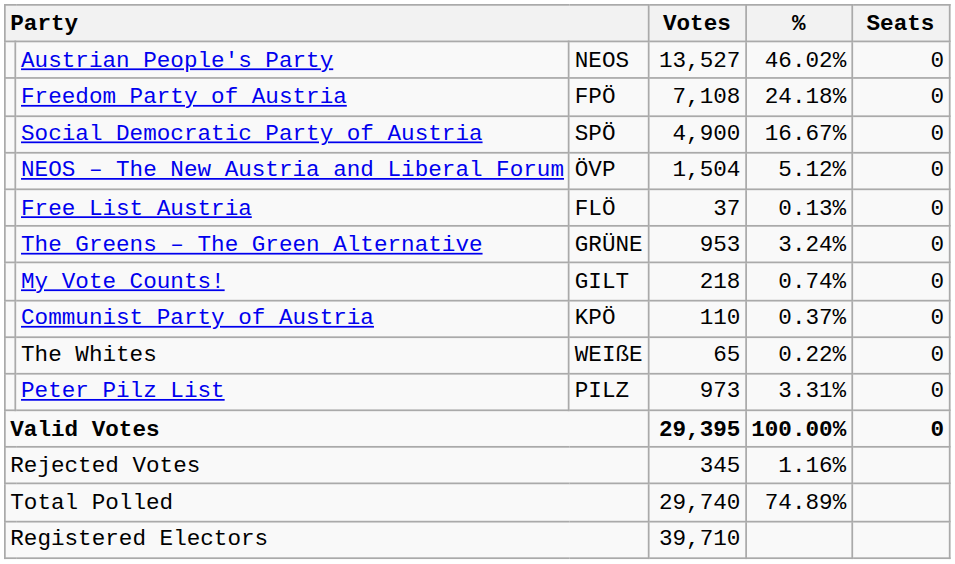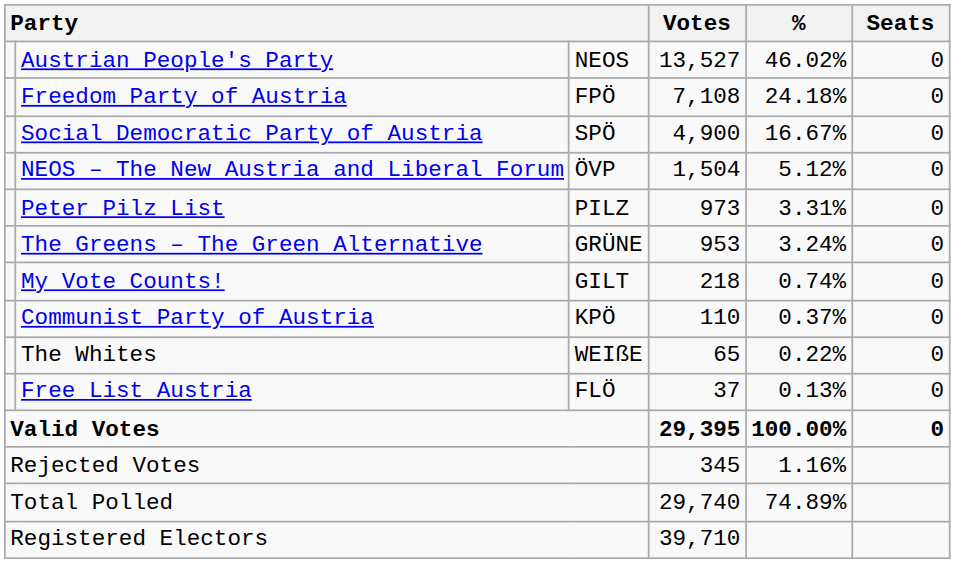rows swapped: (123, 392) <-> (136, 208)
